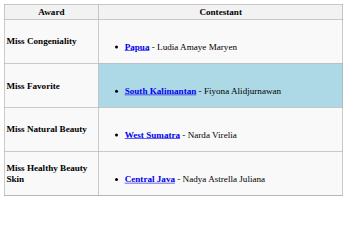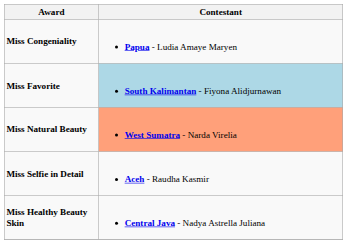(221, 135) no background -> (221, 135) lightsalmon background
+ row: (45, 173)
